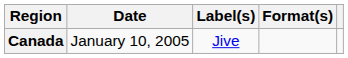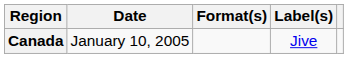columns swapped: (298, 16) <-> (226, 16)
